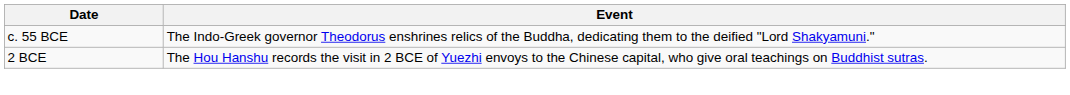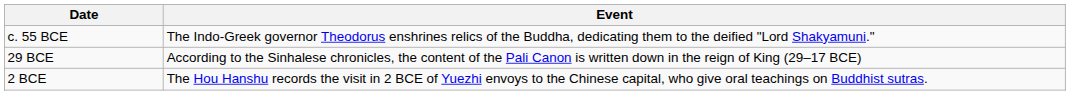+ row: (31, 57)
